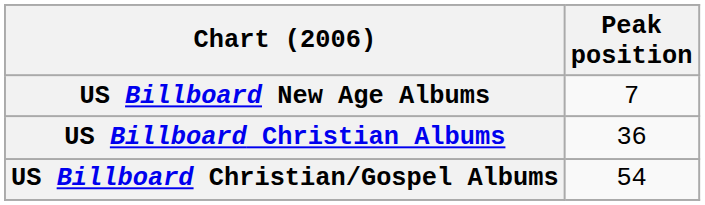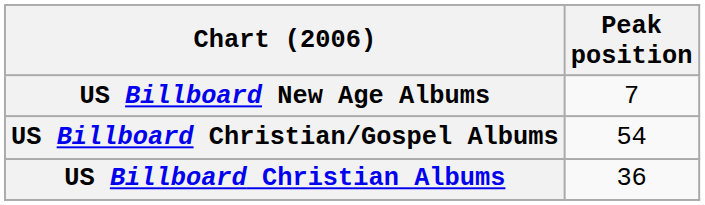rows swapped: (285, 138) <-> (285, 179)
